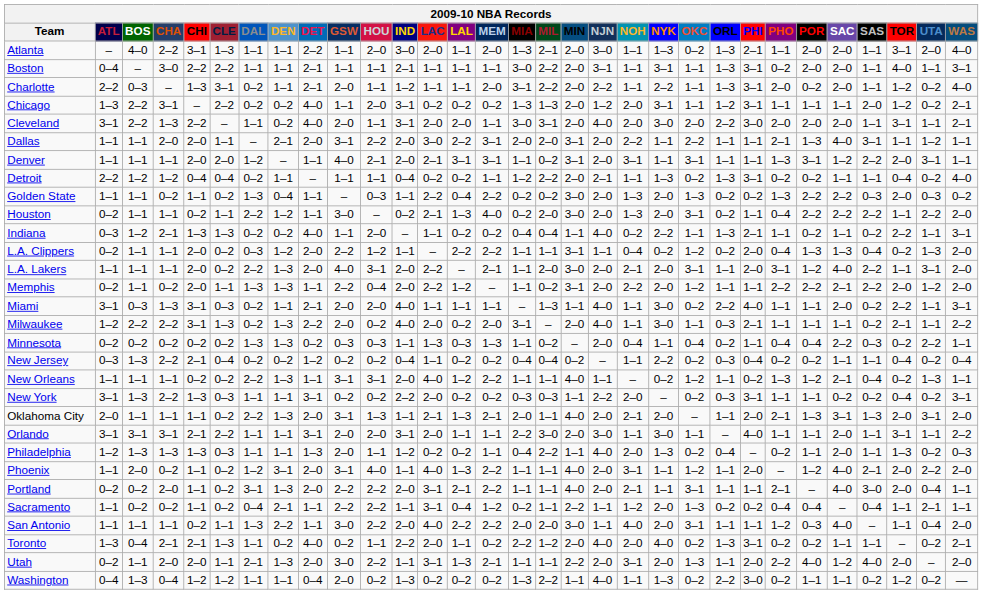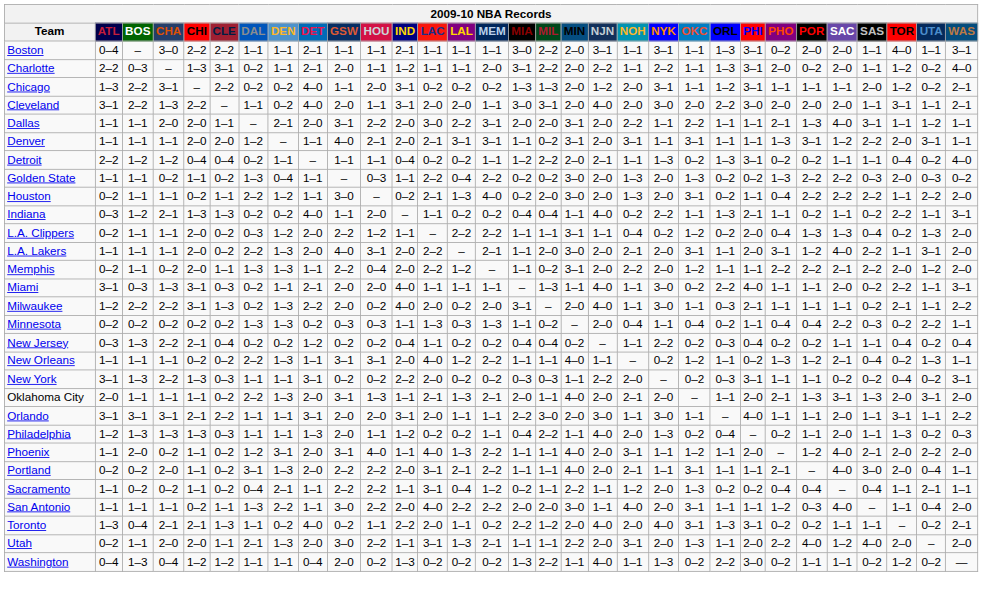- row: (25, 50)
(694, 543) 0–2 -> (694, 525) 3–1
